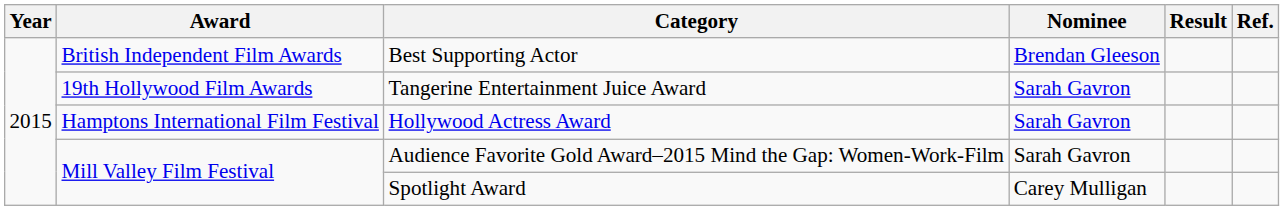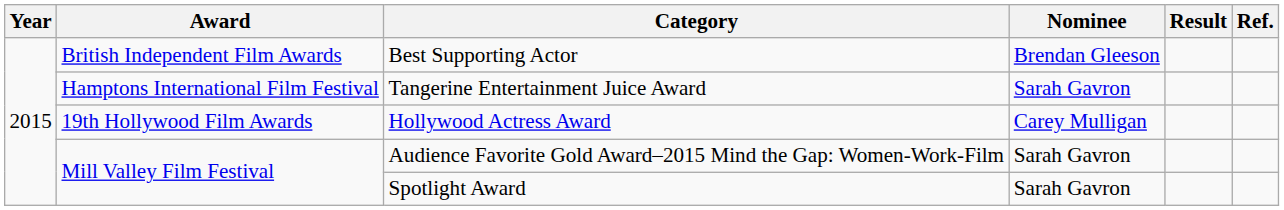(187, 88) 19th Hollywood Film Awards -> (220, 88) Hamptons International Film Festival
(220, 121) Hamptons International Film Festival -> (187, 121) 19th Hollywood Film Awards
(1072, 121) Sarah Gavron -> (1080, 121) Carey Mulligan
(1080, 188) Carey Mulligan -> (1072, 188) Sarah Gavron
